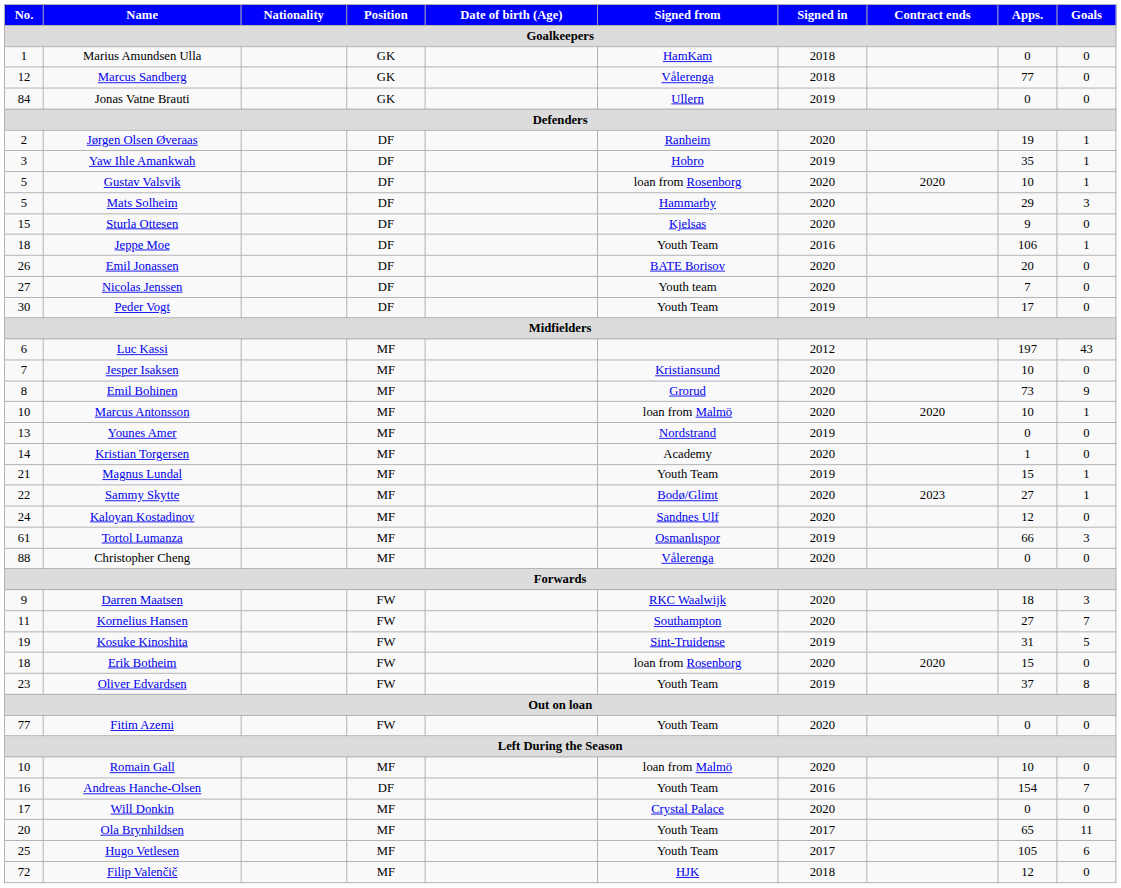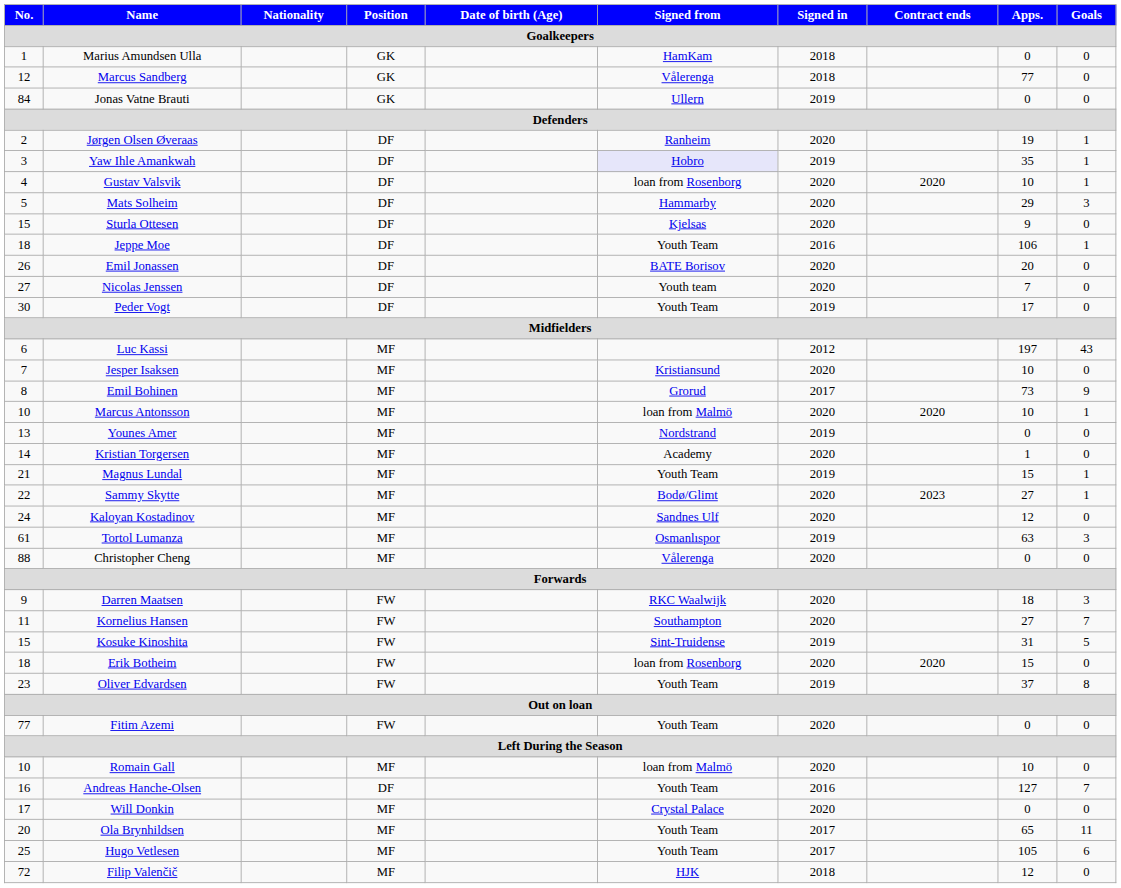(688, 161) no background -> (688, 161) lavender background
(24, 182) 5 -> (24, 182) 4
(822, 391) 2020 -> (822, 391) 2017
(1028, 537) 66 -> (1028, 537) 63
(24, 642) 19 -> (24, 642) 15
(1028, 788) 154 -> (1028, 788) 127
